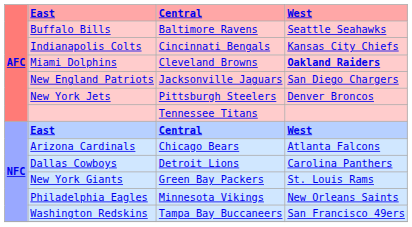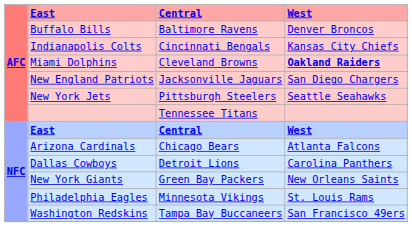(337, 30) Seattle Seahawks -> (331, 30) Denver Broncos
(331, 96) Denver Broncos -> (337, 96) Seattle Seahawks
(331, 180) St. Louis Rams -> (343, 180) New Orleans Saints
(343, 197) New Orleans Saints -> (331, 197) St. Louis Rams
